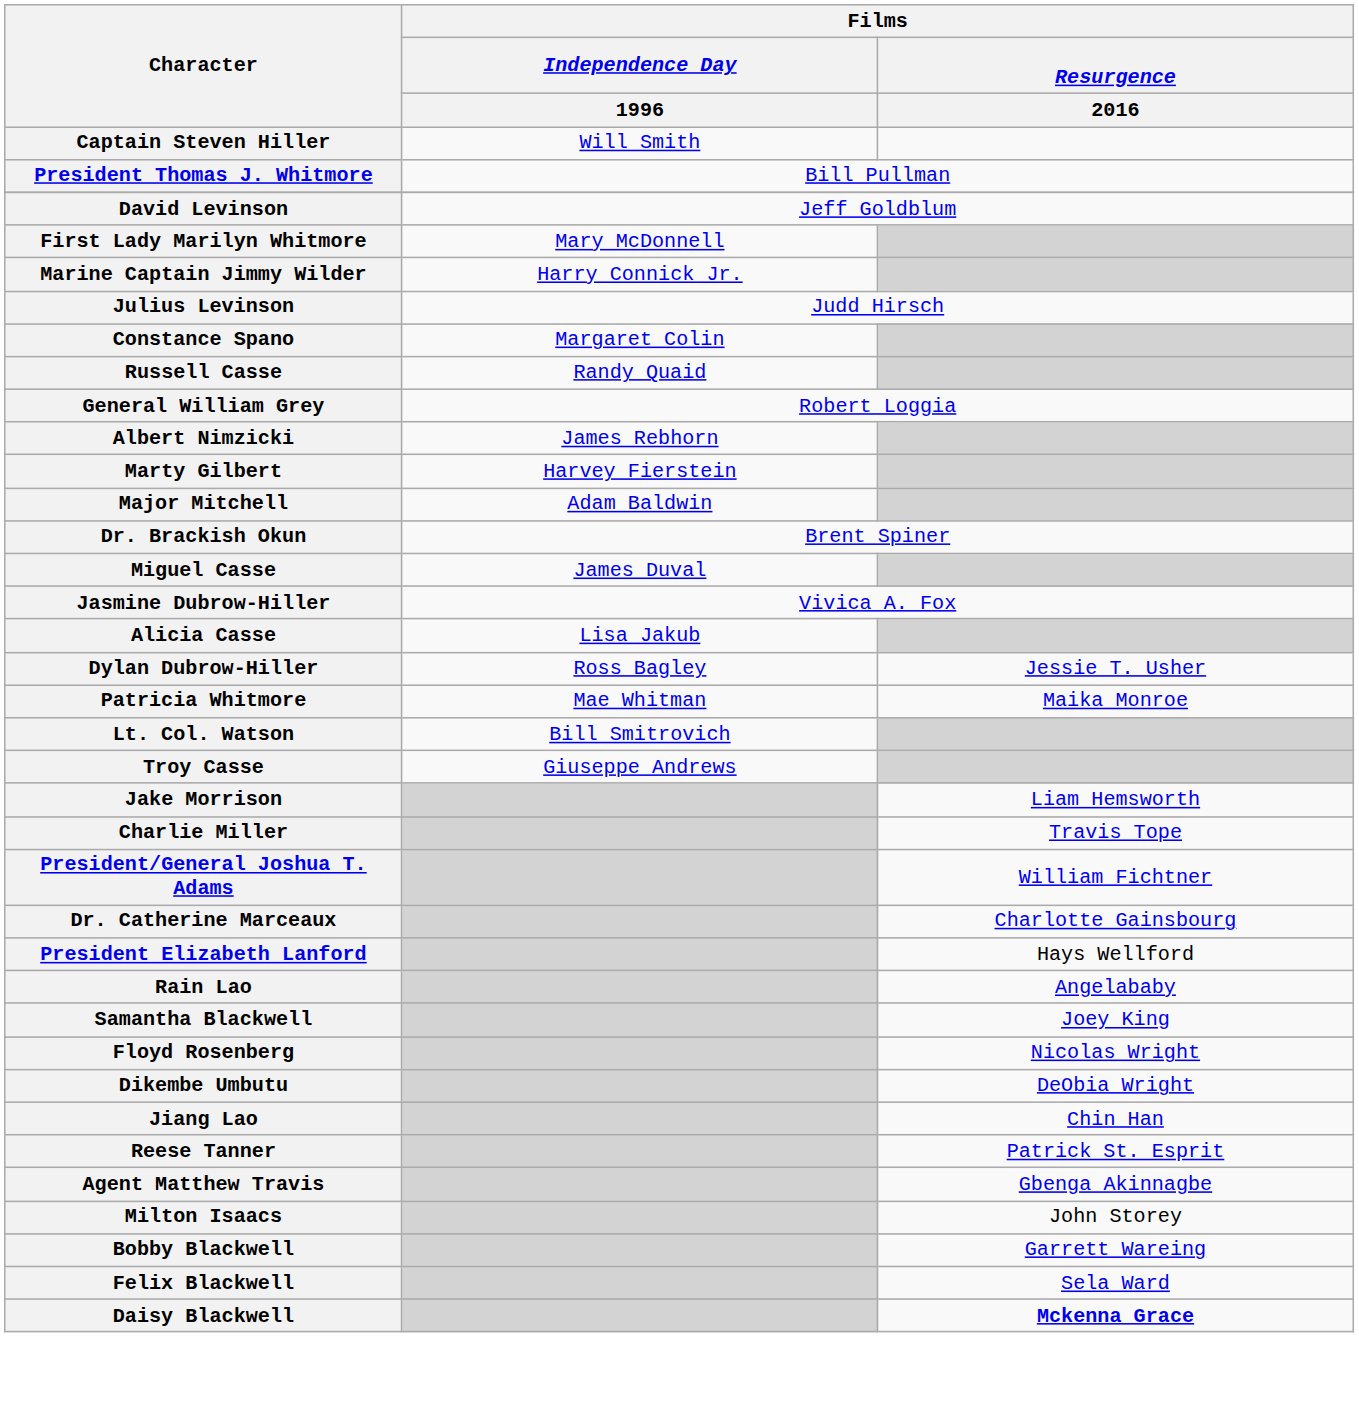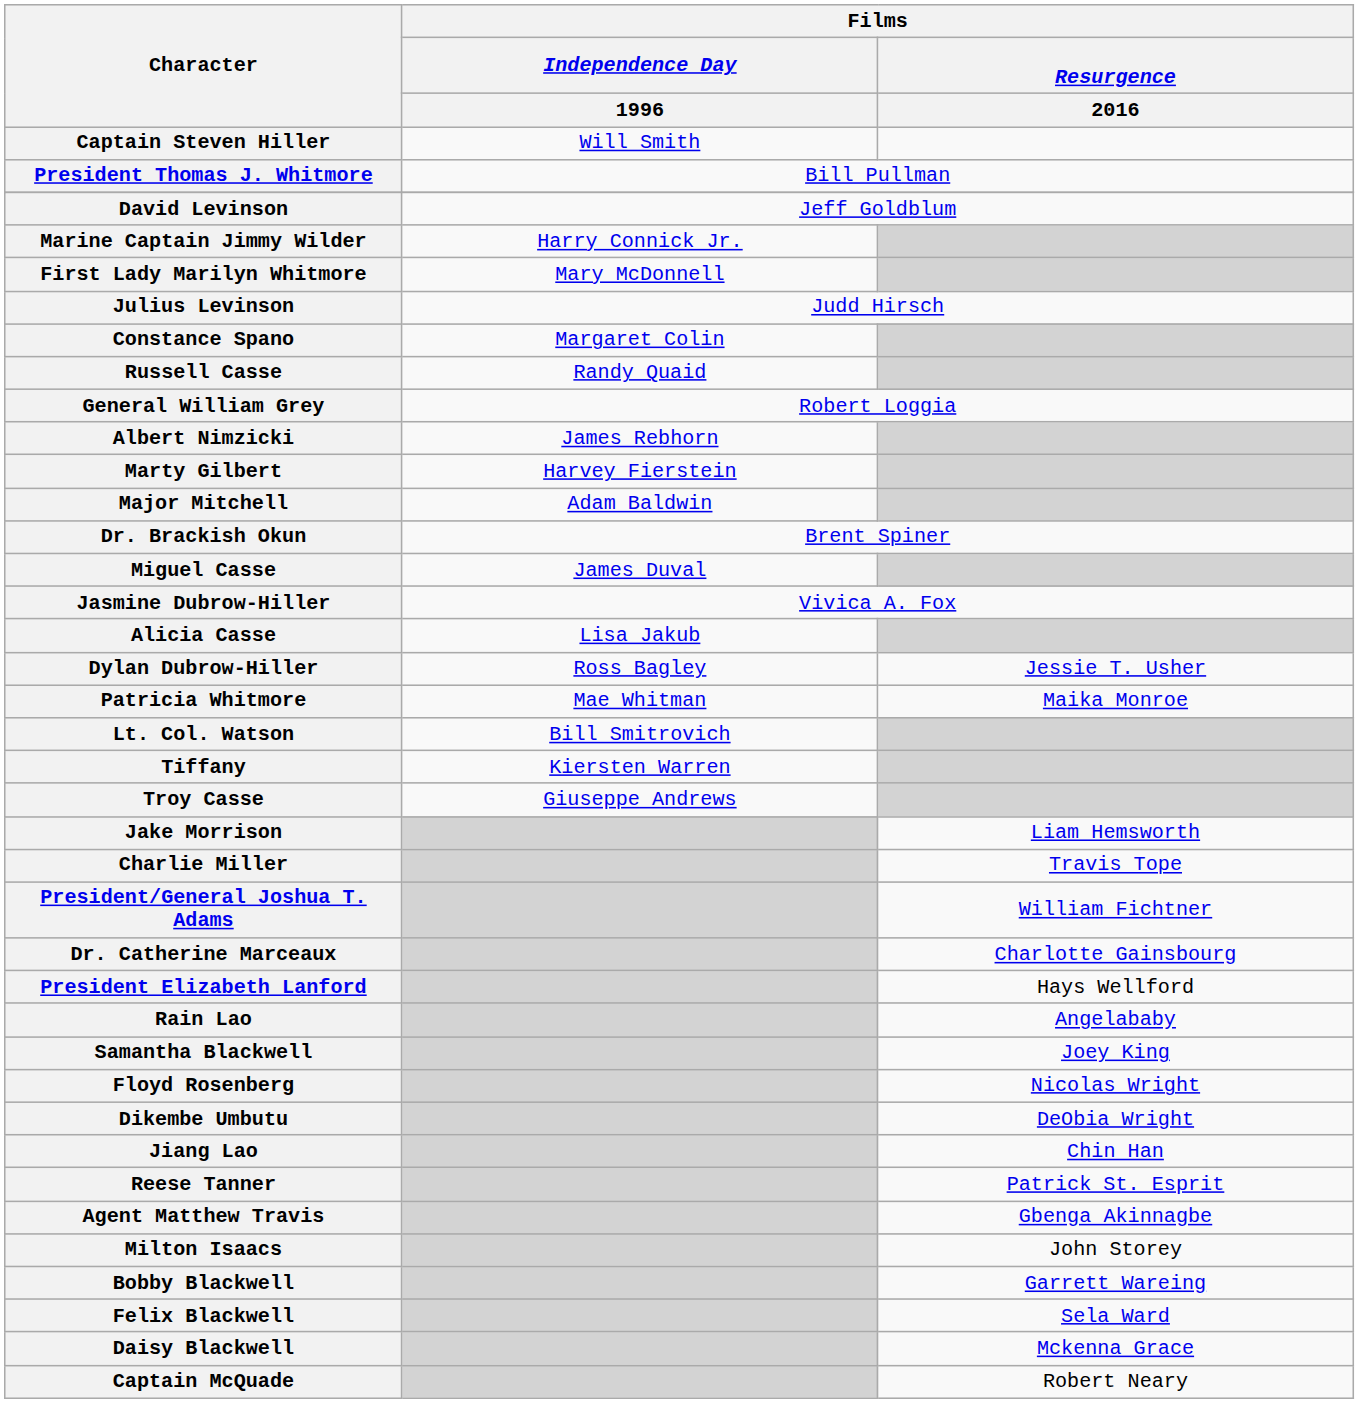rows swapped: (203, 274) <-> (203, 241)
+ row: (203, 767)
(1115, 1316) bold -> (1115, 1348) normal
+ row: (203, 1381)
